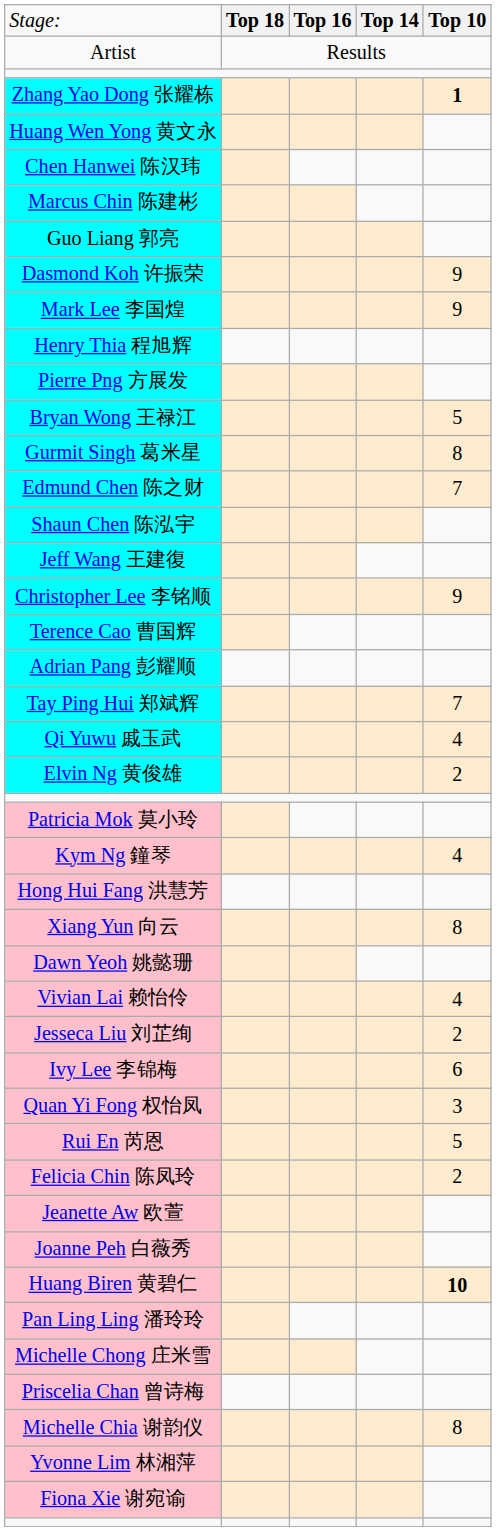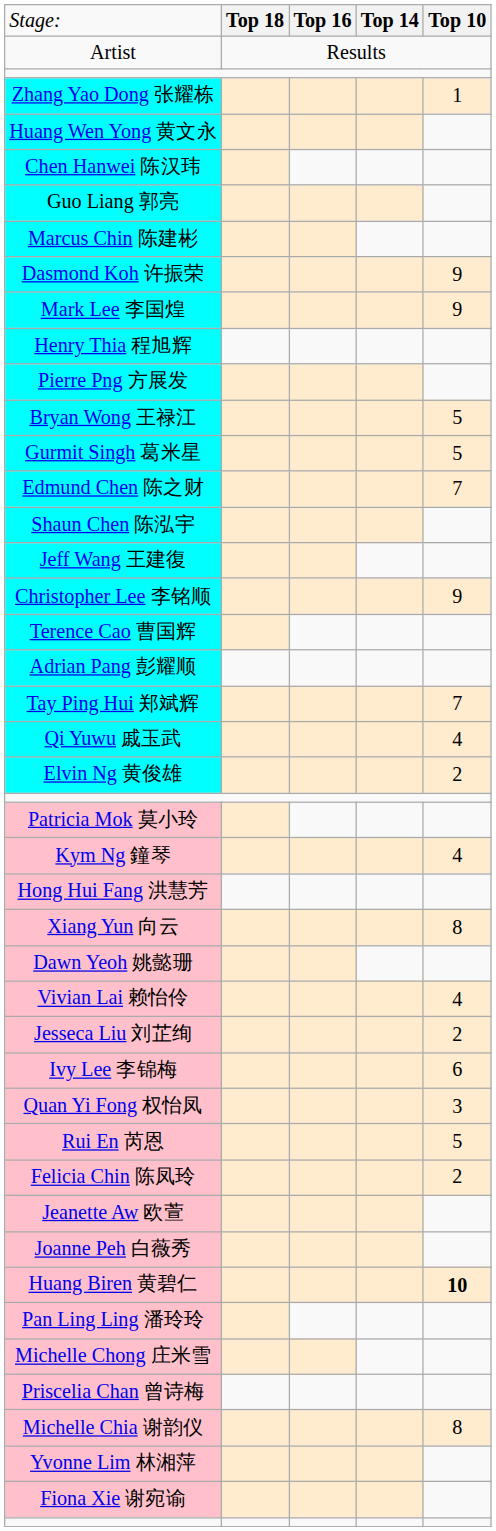(457, 95) bold -> (457, 95) normal
rows swapped: (113, 202) <-> (113, 237)
(457, 453) 8 -> (457, 453) 5
